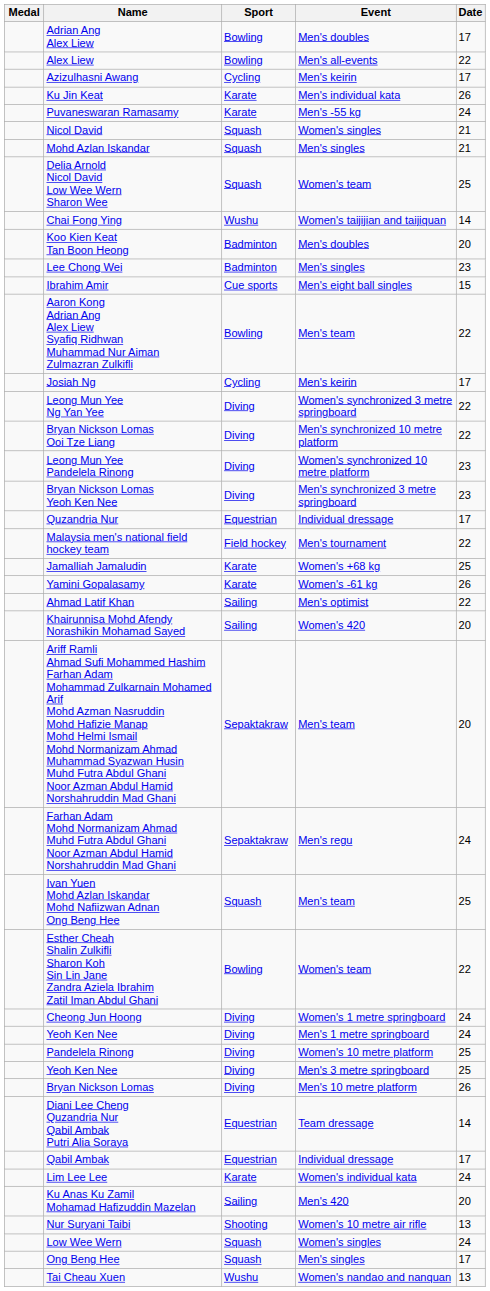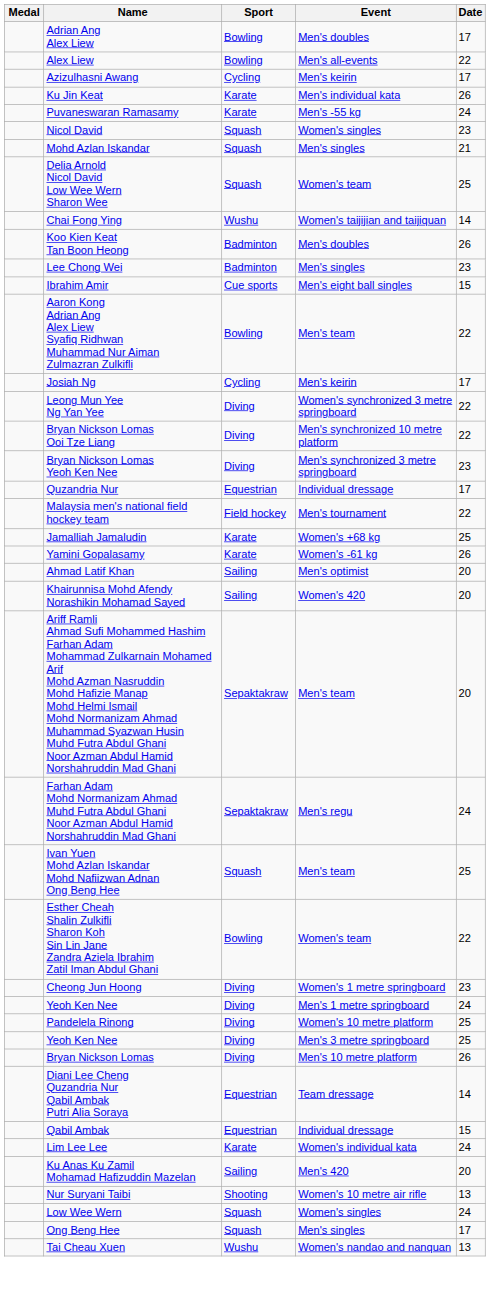(465, 130) 21 -> (465, 130) 23
(465, 244) 20 -> (465, 244) 26
- row: (90, 466)
(465, 602) 22 -> (465, 572) 20
(465, 1017) 24 -> (465, 987) 23
(465, 1160) 17 -> (465, 1130) 15
